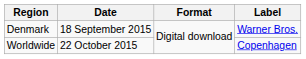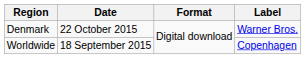(106, 29) 18 September 2015 -> (99, 29) 22 October 2015
(99, 45) 22 October 2015 -> (106, 45) 18 September 2015
